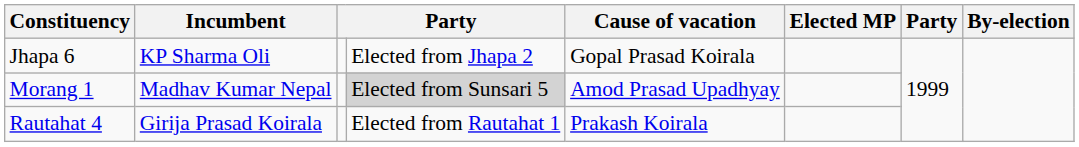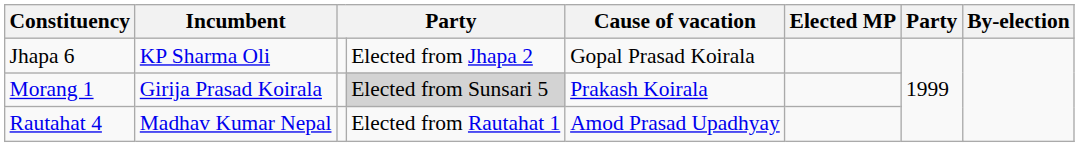(236, 89) Madhav Kumar Nepal -> (231, 89) Girija Prasad Koirala
(675, 89) Amod Prasad Upadhyay -> (639, 89) Prakash Koirala
(231, 123) Girija Prasad Koirala -> (236, 123) Madhav Kumar Nepal
(639, 123) Prakash Koirala -> (675, 123) Amod Prasad Upadhyay
